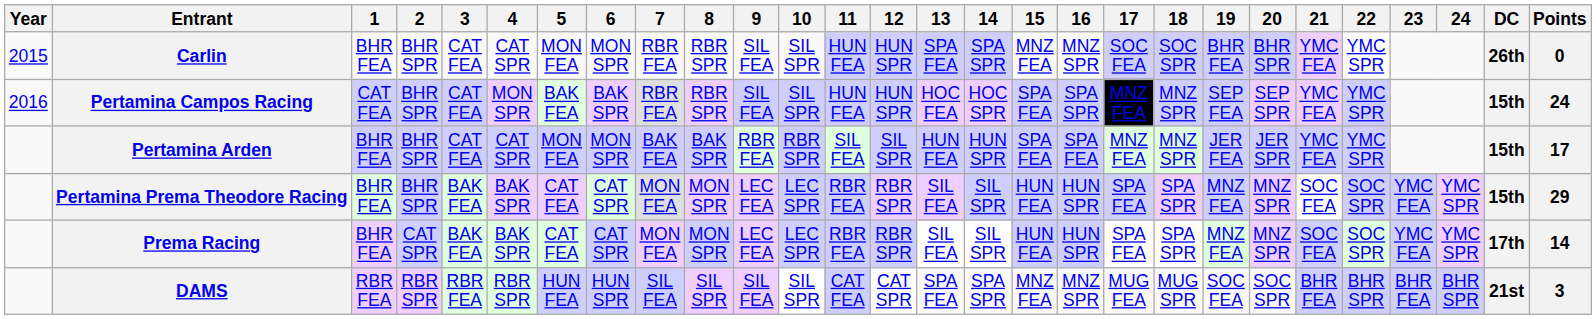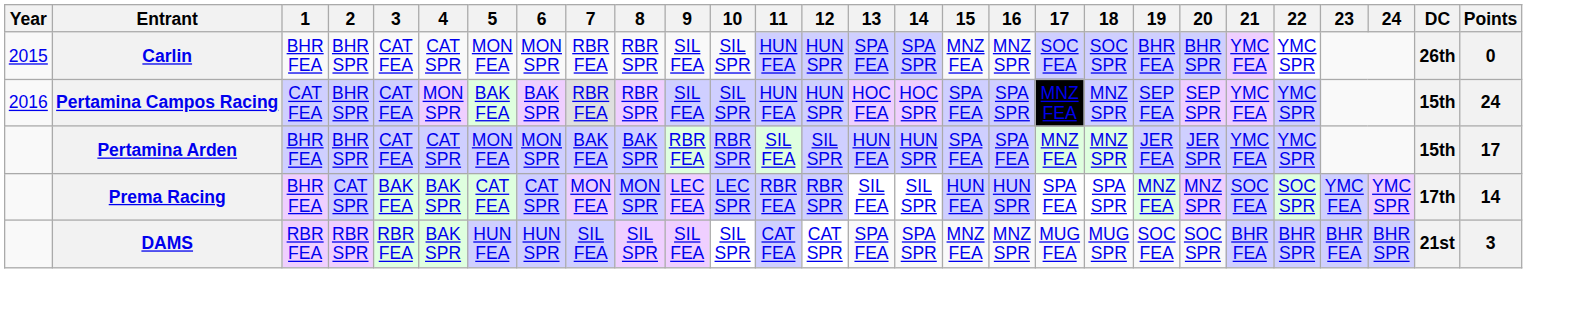- row: (202, 196)
(512, 290) RBR SPR -> (443, 243) BAK SPR
